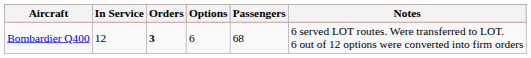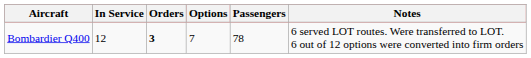(192, 37) 6 -> (192, 37) 7
(238, 37) 68 -> (238, 37) 78
